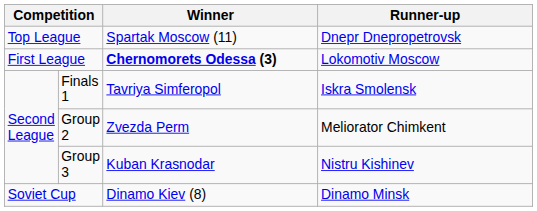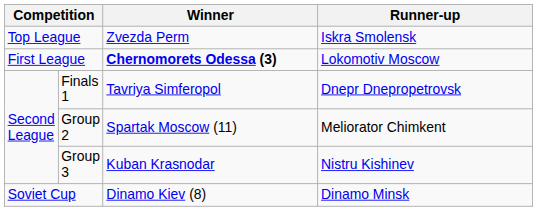(172, 37) Spartak Moscow (11) -> (148, 37) Zvezda Perm
(391, 37) Dnepr Dnepropetrovsk -> (369, 37) Iskra Smolensk
(369, 89) Iskra Smolensk -> (391, 89) Dnepr Dnepropetrovsk
(148, 127) Zvezda Perm -> (172, 127) Spartak Moscow (11)
